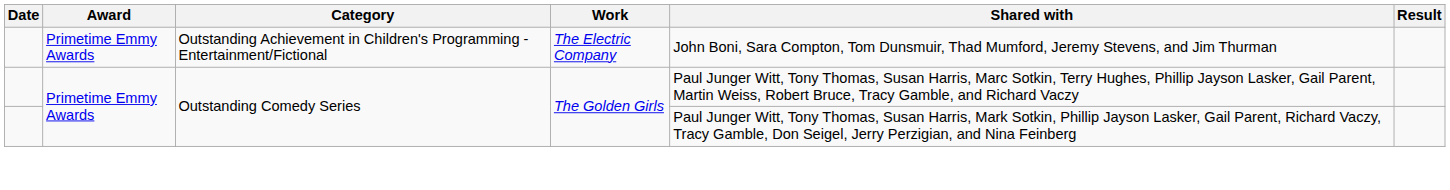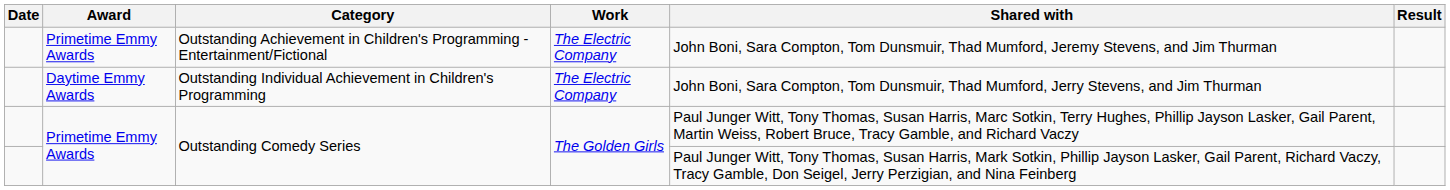+ row: (95, 86)
